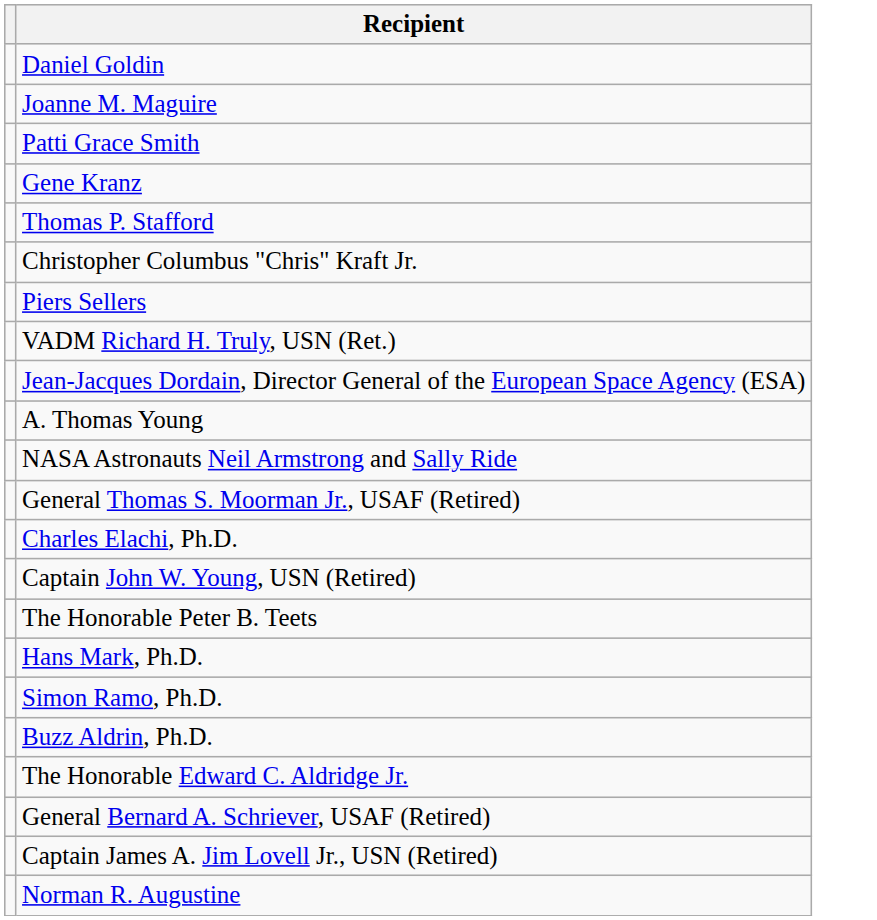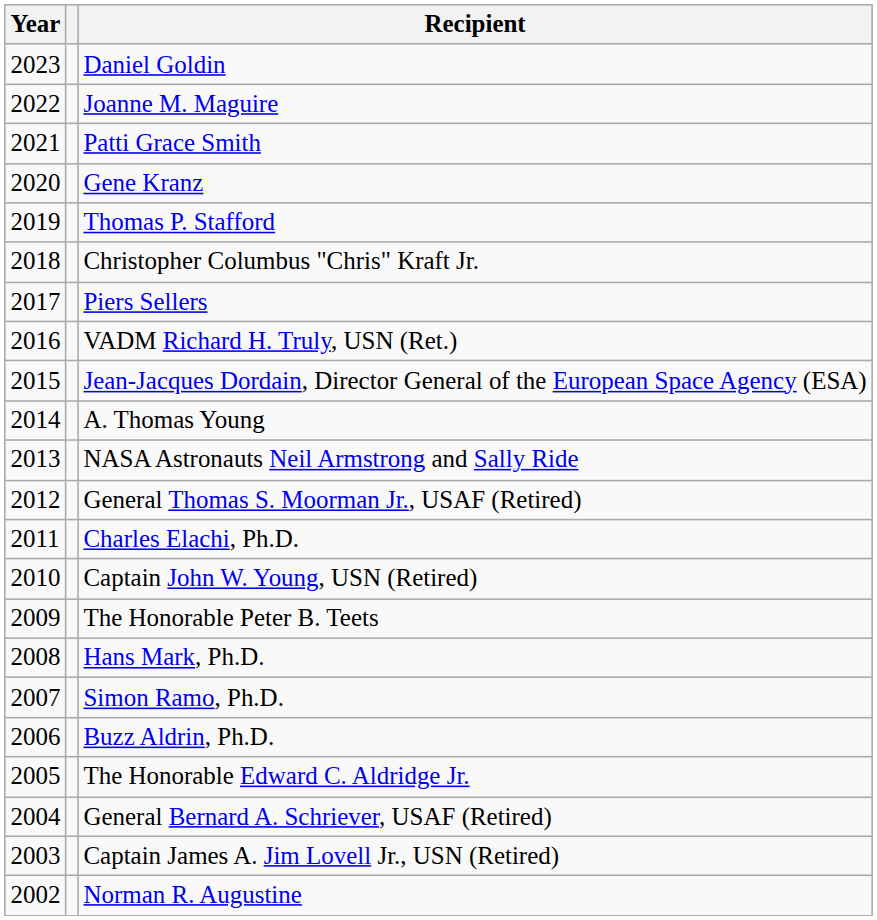+ column: (35, 24)
